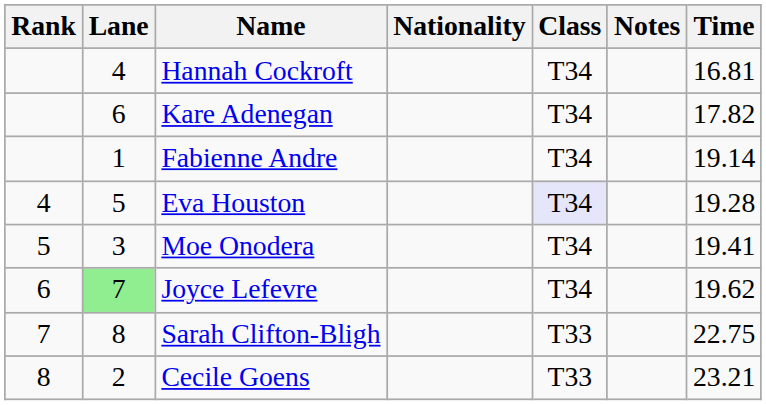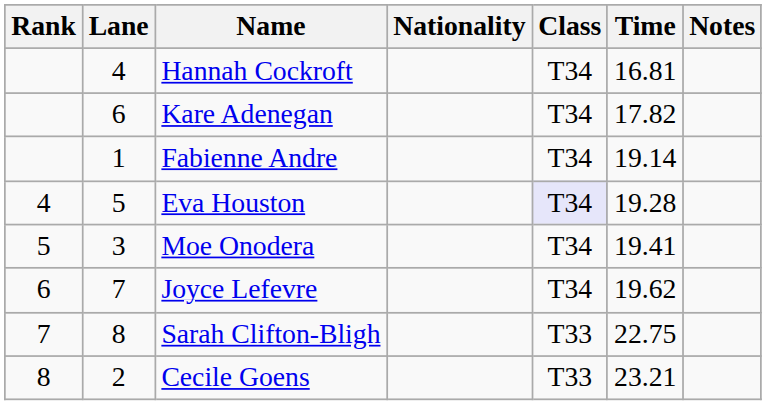columns swapped: (724, 26) <-> (647, 26)
(119, 289) lightgreen background -> (119, 289) no background
